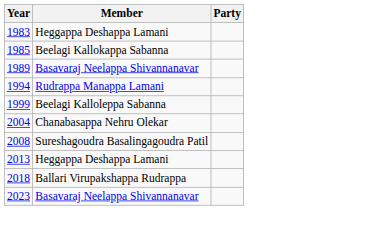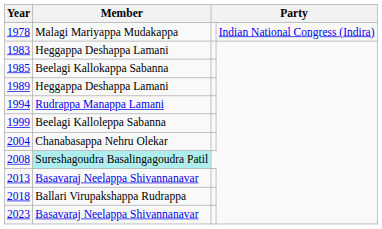+ row: (19, 31)
(117, 68) Basavaraj Neelappa Shivannanavar -> (102, 86) Heggappa Deshappa Lamani
(122, 141) no background -> (122, 159) paleturquoise background
(102, 159) Heggappa Deshappa Lamani -> (117, 178) Basavaraj Neelappa Shivannanavar
